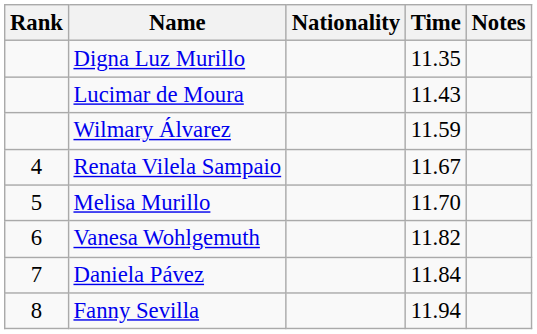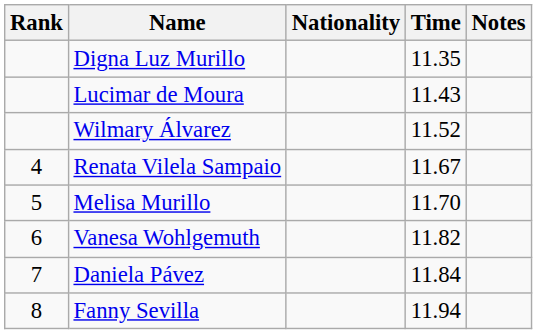(436, 130) 11.59 -> (436, 130) 11.52
